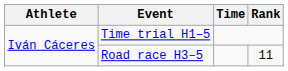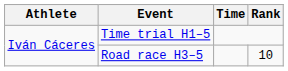(266, 55) 11 -> (266, 55) 10
